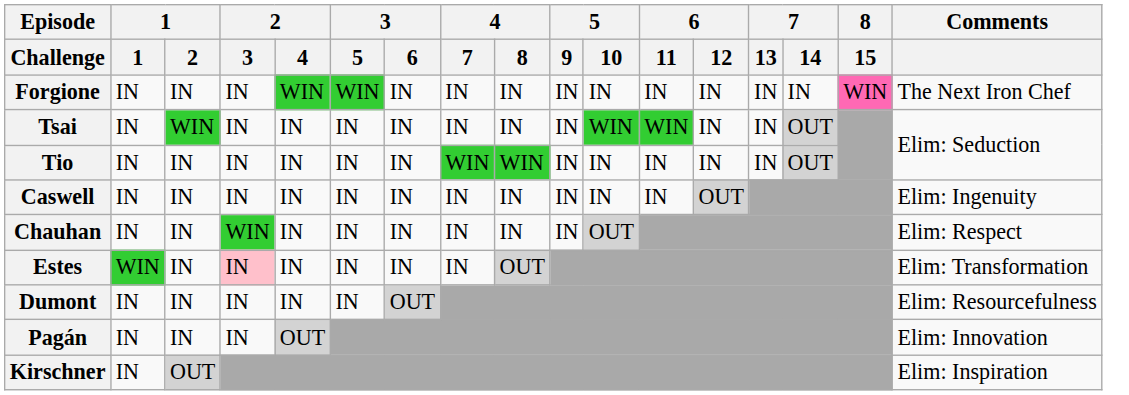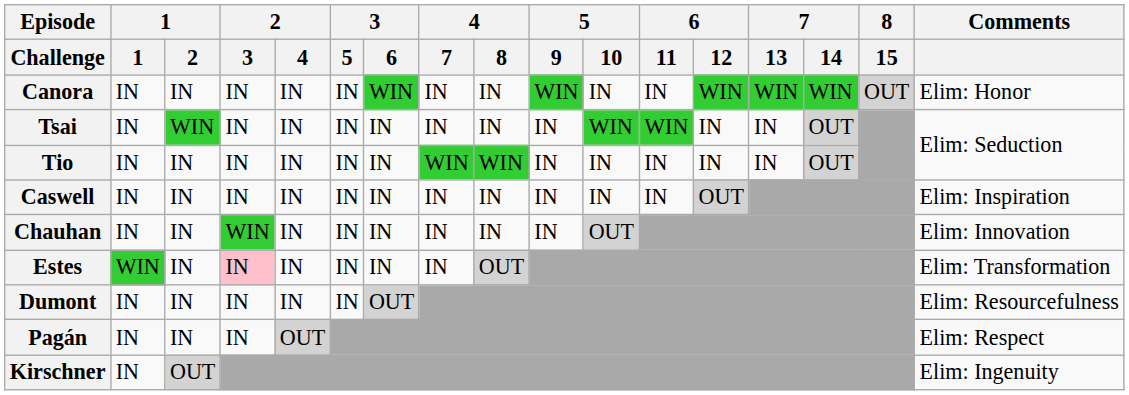- row: (58, 92)
+ row: (58, 92)
(967, 197) Elim: Ingenuity -> (995, 197) Elim: Inspiration
(960, 232) Elim: Respect -> (995, 232) Elim: Innovation
(973, 337) Elim: Innovation -> (982, 337) Elim: Respect
(973, 372) Elim: Inspiration -> (989, 372) Elim: Ingenuity
